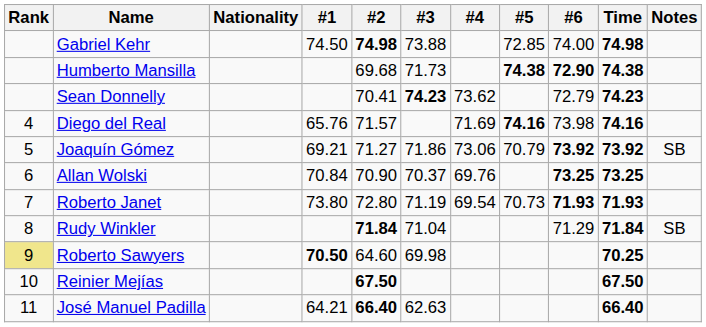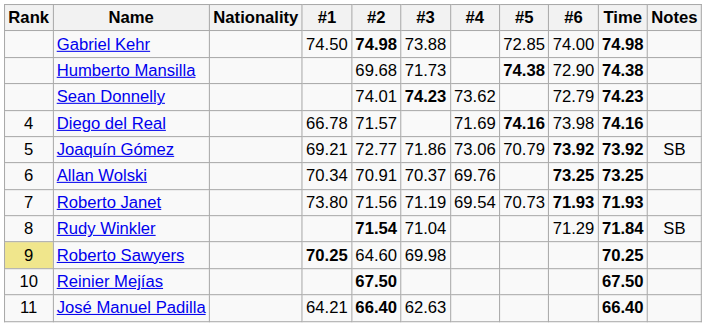(573, 70) bold -> (573, 70) normal
(376, 96) 70.41 -> (376, 96) 74.01
(327, 123) 65.76 -> (327, 123) 66.78
(376, 149) 71.27 -> (376, 149) 72.77
(327, 176) 70.84 -> (327, 176) 70.34
(376, 176) 70.90 -> (376, 176) 70.91
(376, 202) 72.80 -> (376, 202) 71.56
(376, 228) 71.84 -> (376, 228) 71.54
(327, 255) 70.50 -> (327, 255) 70.25
